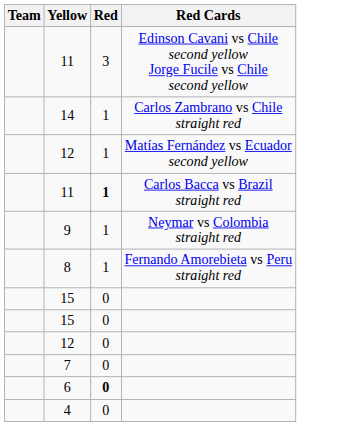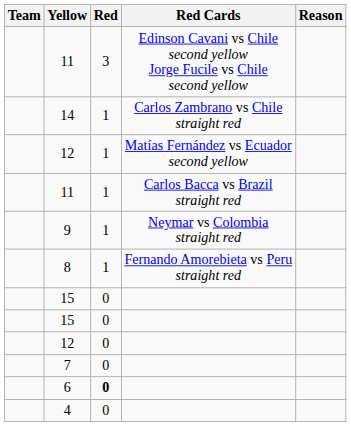+ column: (321, 15)
(106, 192) bold -> (106, 192) normal
